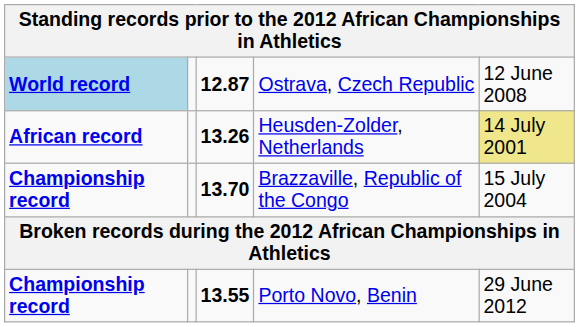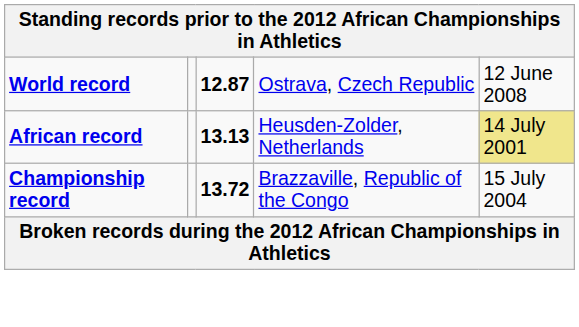(70, 83) lightblue background -> (70, 83) no background
(225, 136) 13.26 -> (225, 136) 13.13
(225, 189) 13.70 -> (225, 189) 13.72
- row: (338, 295)
